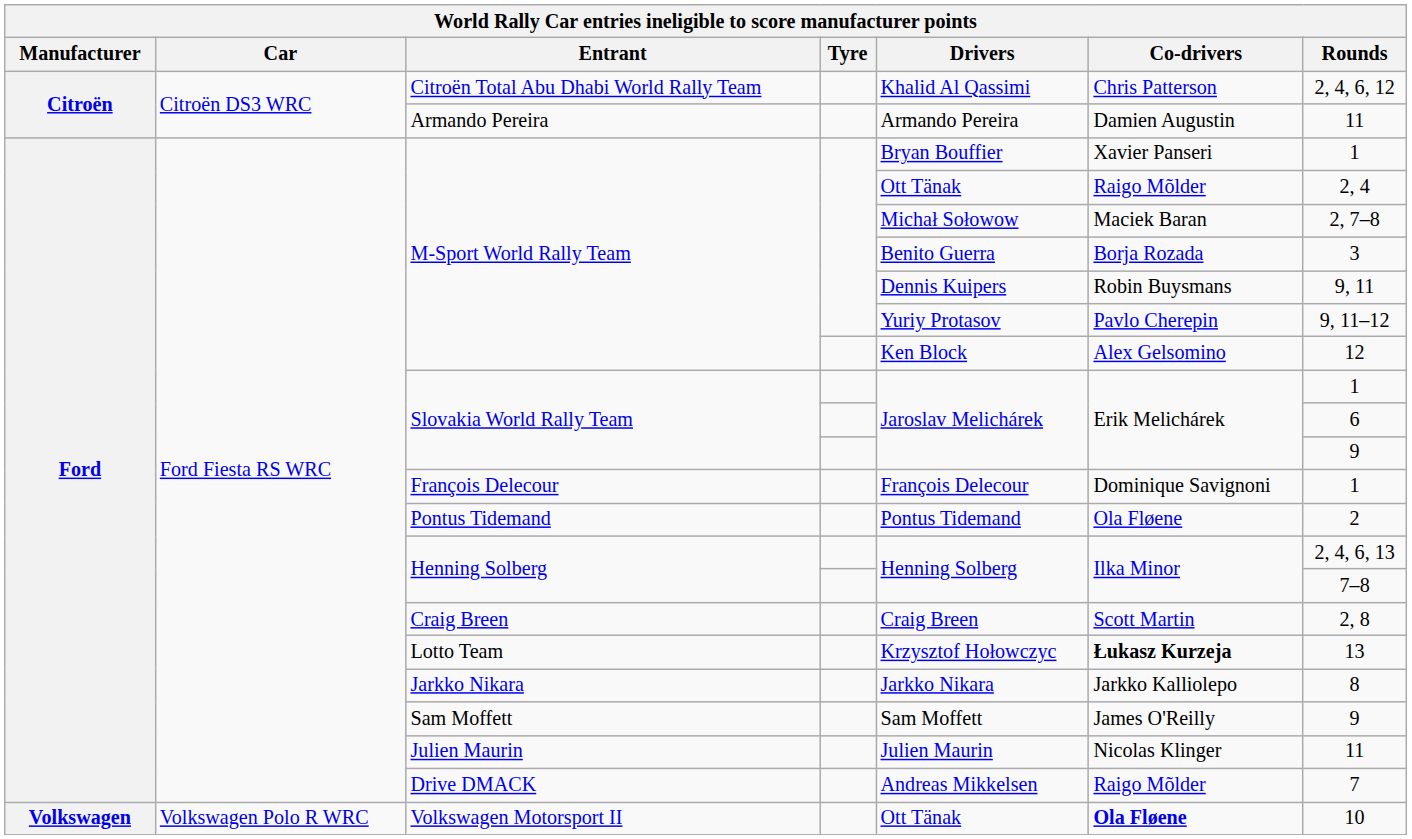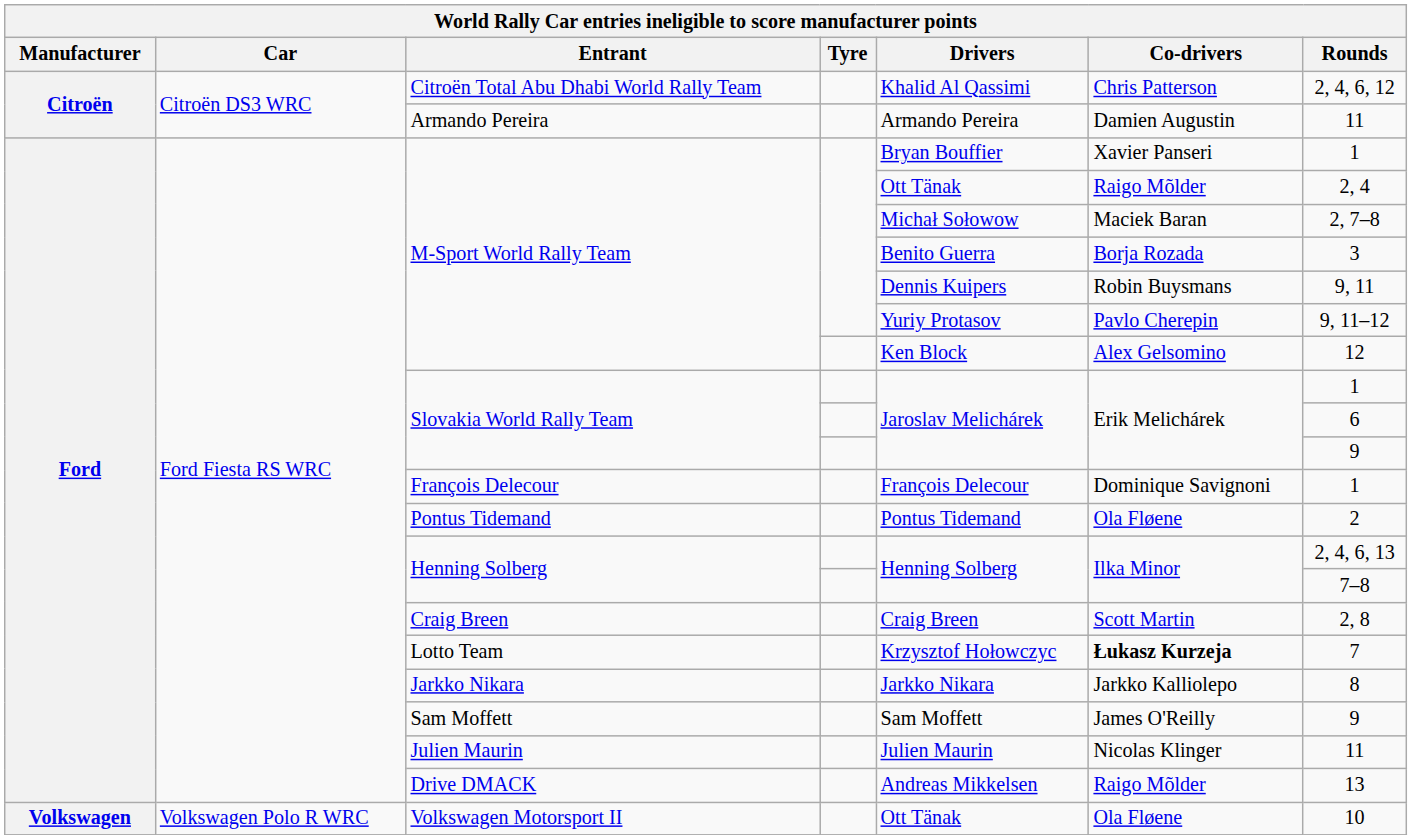(1355, 651) 13 -> (1355, 651) 7
(1355, 784) 7 -> (1355, 784) 13
(1140, 817) bold -> (1138, 817) normal
